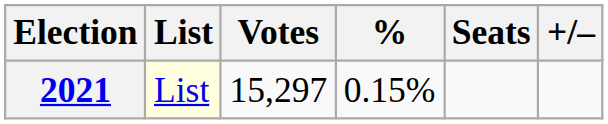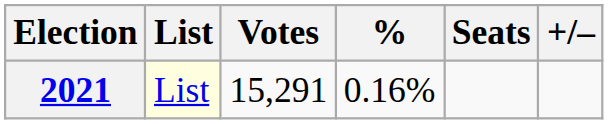(278, 88) 15,297 -> (278, 88) 15,291
(389, 88) 0.15% -> (389, 88) 0.16%
